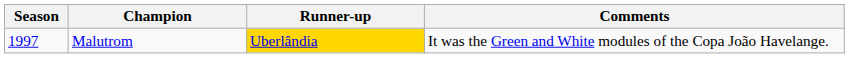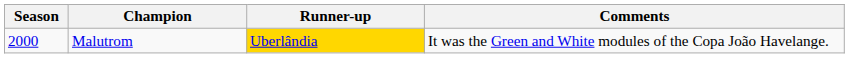(23, 40) 1997 -> (23, 40) 2000
